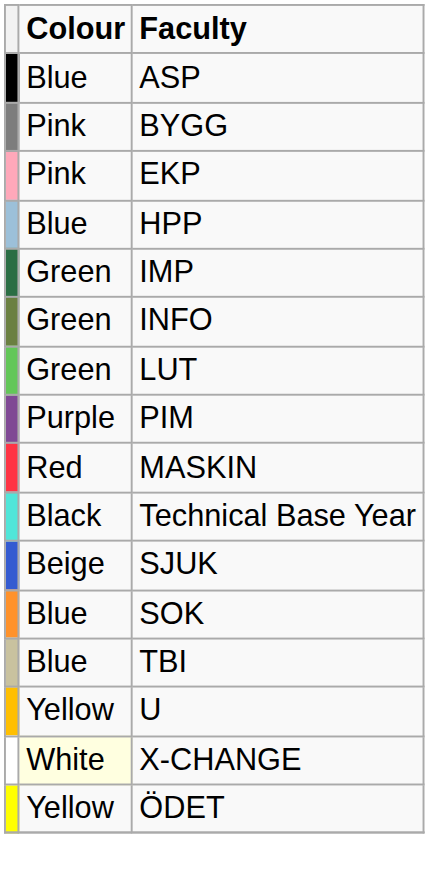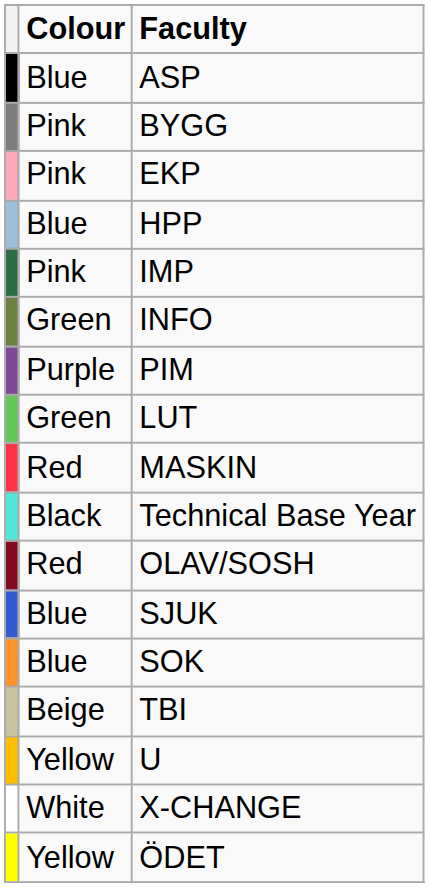(69, 272) Green -> (56, 272) Pink
rows swapped: (167, 418) <-> (168, 369)
+ row: (227, 564)
(65, 564) Beige -> (57, 613) Blue
(57, 662) Blue -> (65, 710) Beige
(65, 759) lightyellow background -> (65, 808) no background
